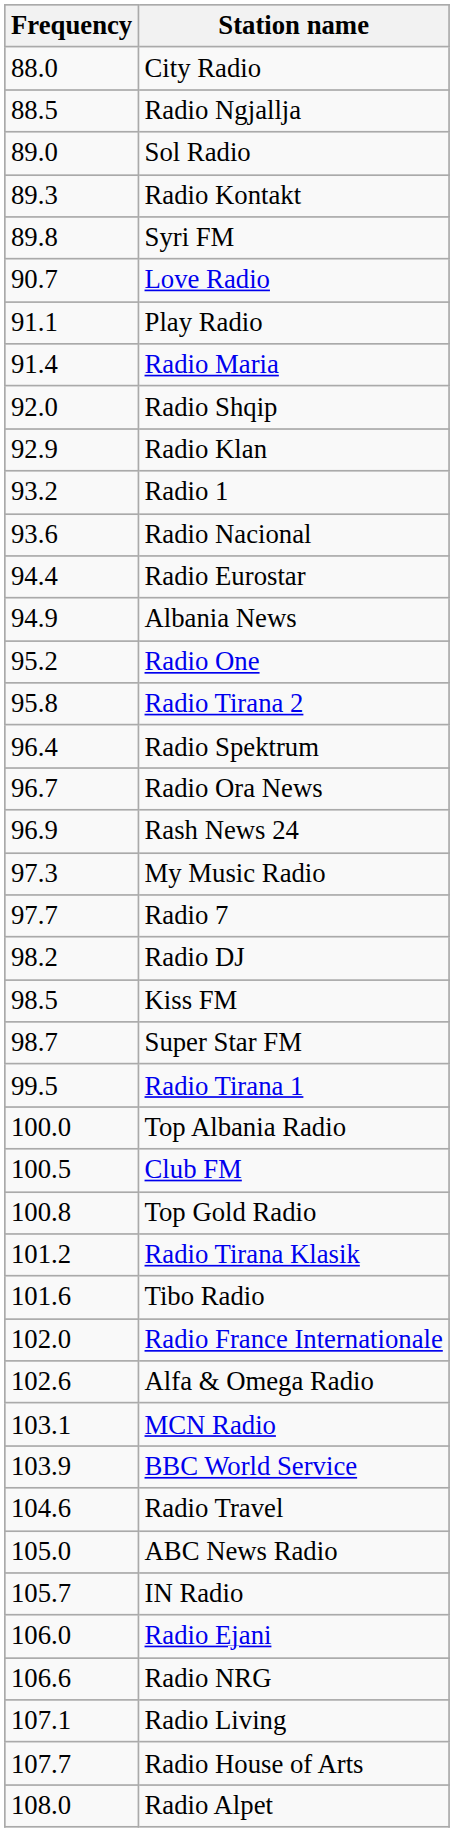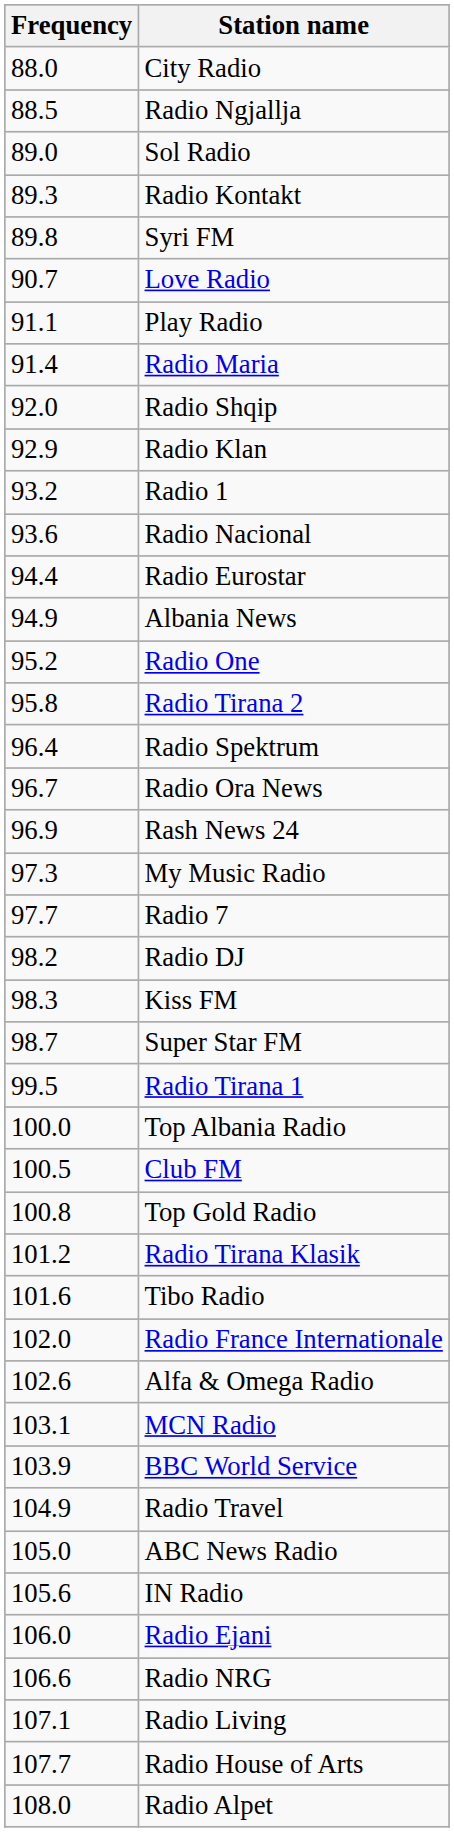(34, 1000) 98.5 -> (34, 1000) 98.3
(41, 1508) 104.6 -> (41, 1508) 104.9
(41, 1593) 105.7 -> (41, 1593) 105.6
